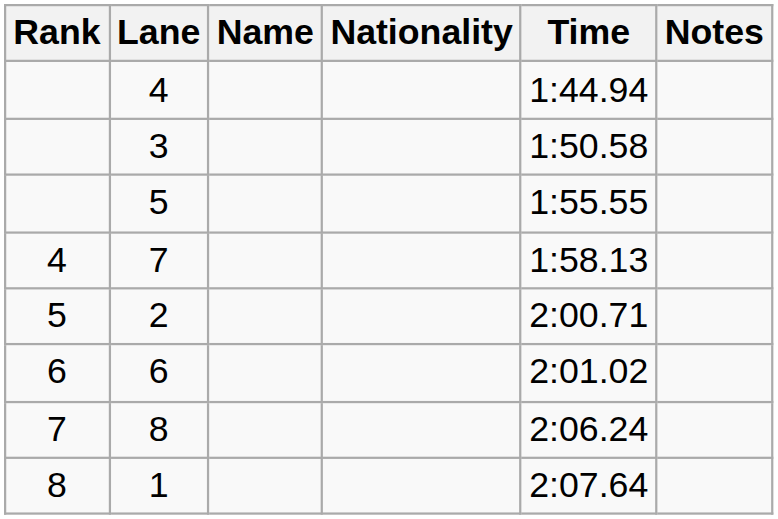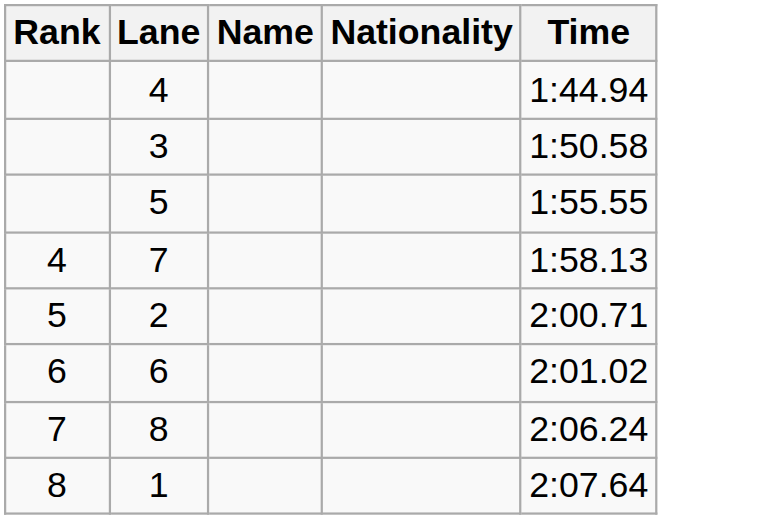- column: (714, 32)
